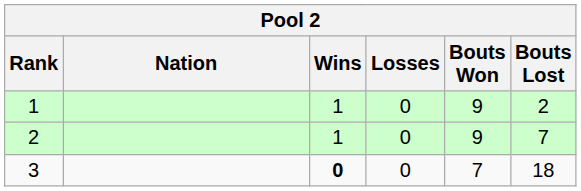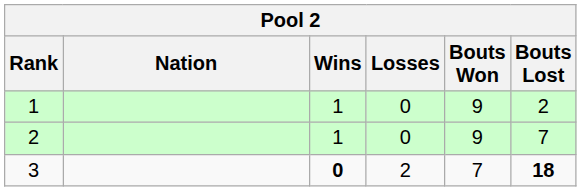(405, 169) 0 -> (405, 169) 2
(543, 169) normal -> (543, 169) bold
